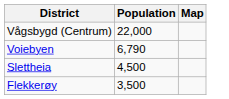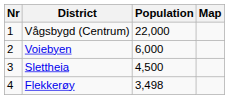+ column: (13, 13)
(131, 49) 6,790 -> (149, 49) 6,000
(131, 85) 3,500 -> (149, 85) 3,498
